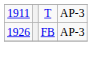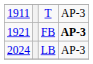(19, 31) 1926 -> (19, 31) 1921
(72, 31) normal -> (73, 31) bold
+ row: (48, 50)
